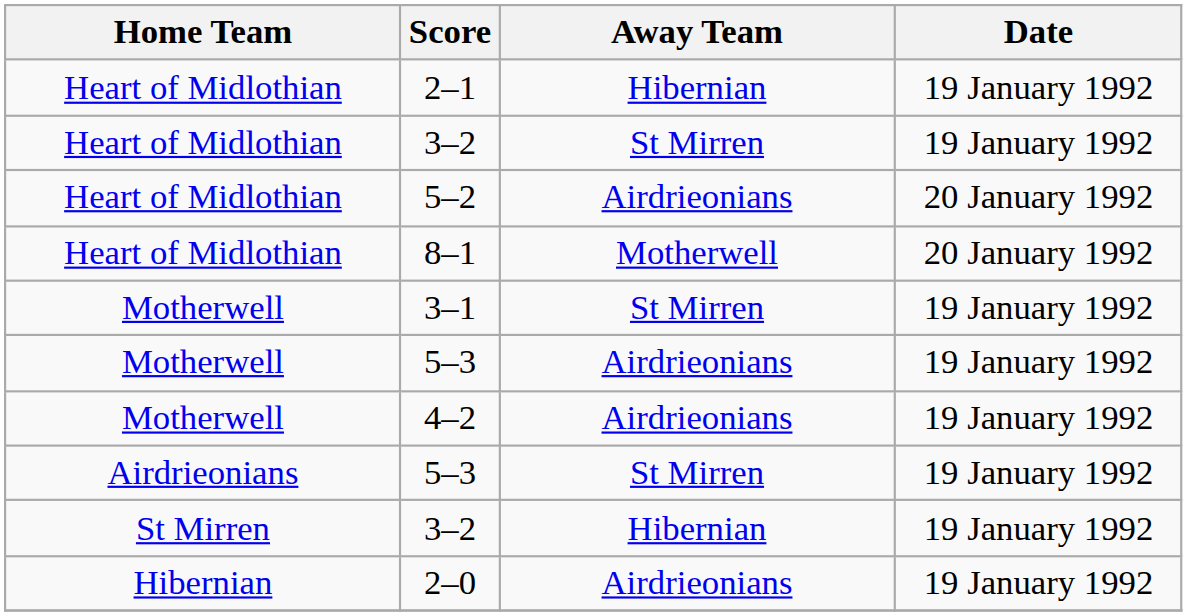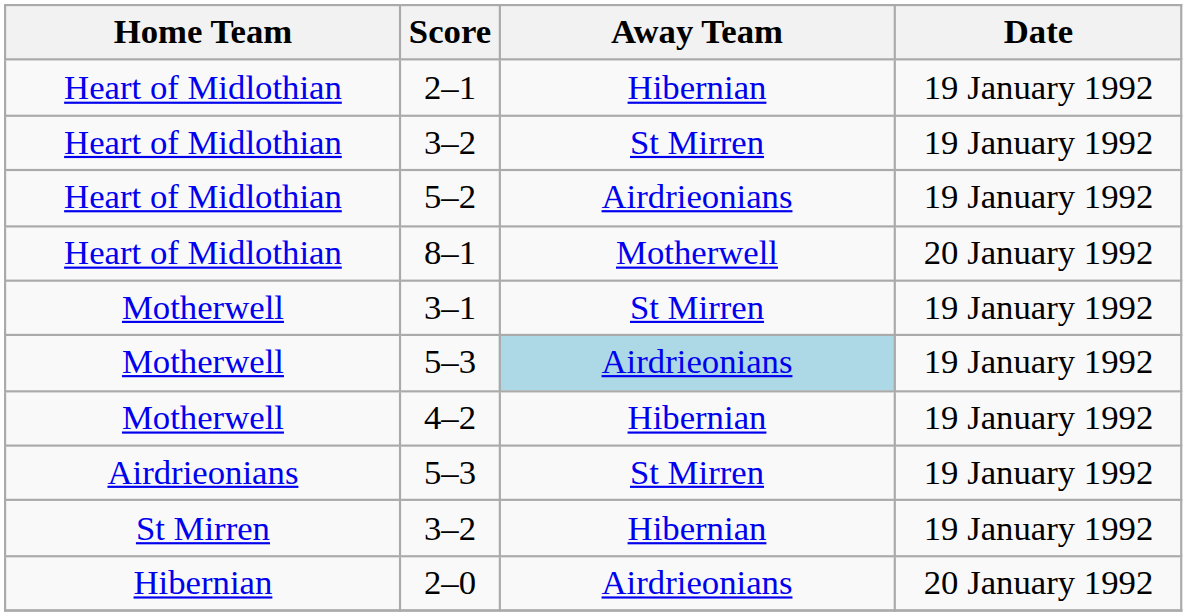(1038, 197) 20 January 1992 -> (1038, 197) 19 January 1992
(697, 362) no background -> (697, 362) lightblue background
(697, 417) Airdrieonians -> (697, 417) Hibernian
(1038, 582) 19 January 1992 -> (1038, 582) 20 January 1992
